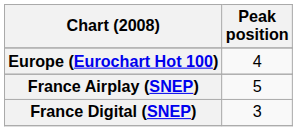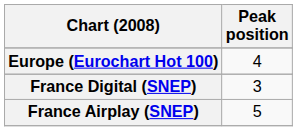rows swapped: (113, 86) <-> (113, 112)
